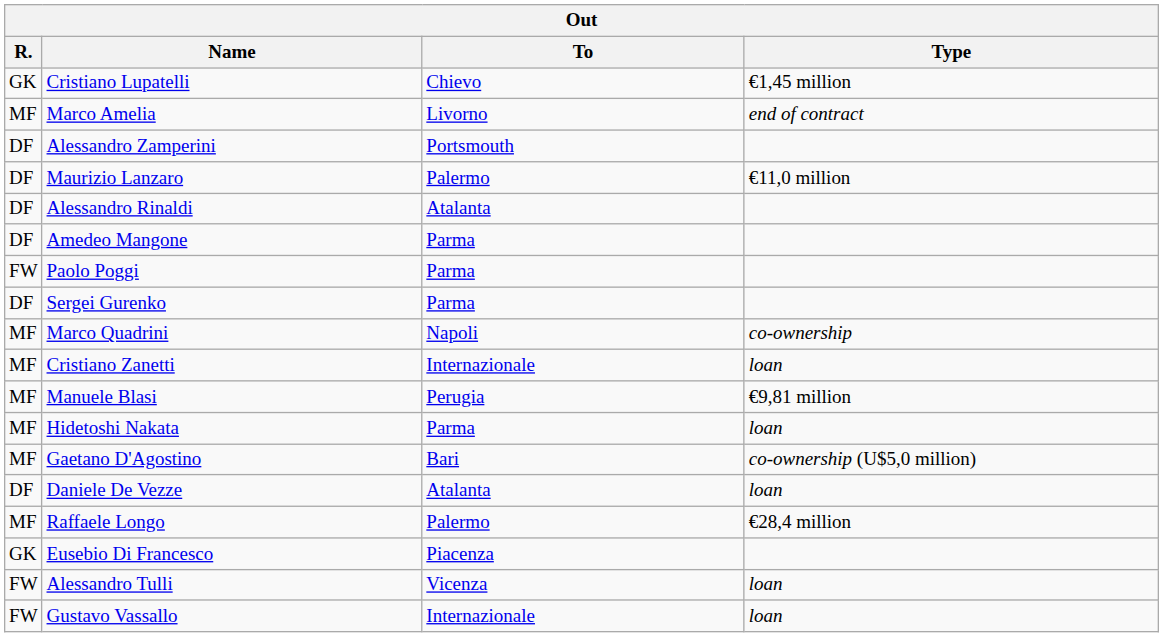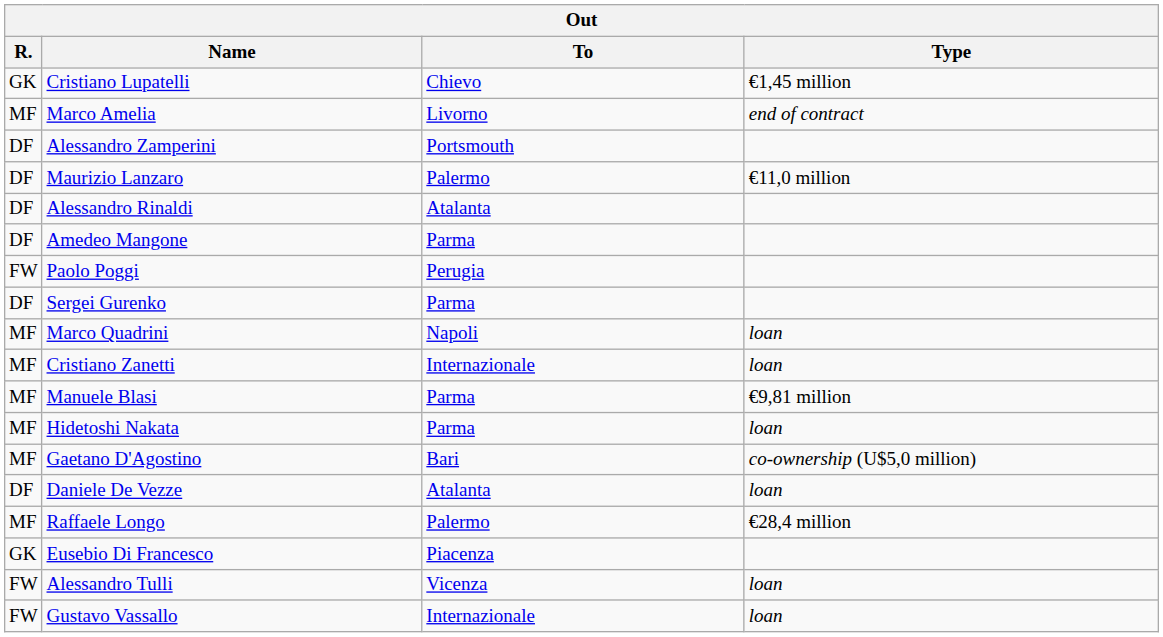(451, 271) Parma -> (455, 271) Perugia
(800, 334) co-ownership -> (766, 334) loan
(455, 396) Perugia -> (451, 396) Parma
